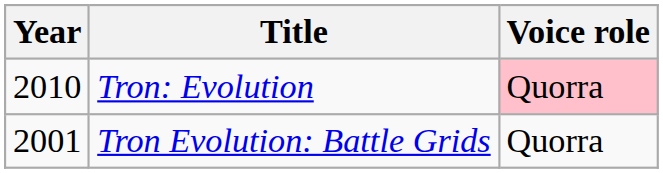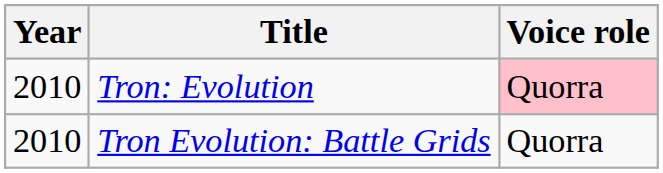(47, 140) 2001 -> (47, 140) 2010
